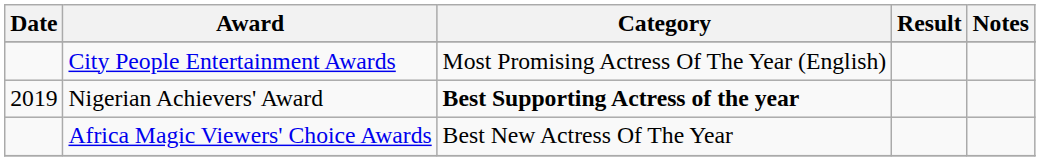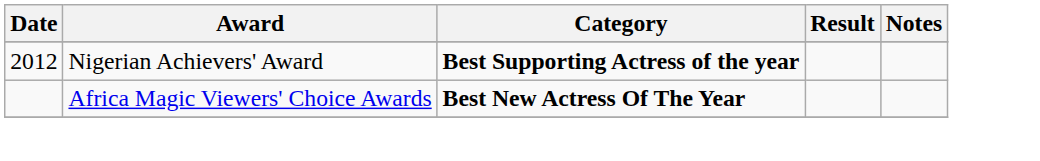- row: (232, 60)
(34, 98) 2019 -> (34, 60) 2012
(588, 135) normal -> (594, 98) bold
